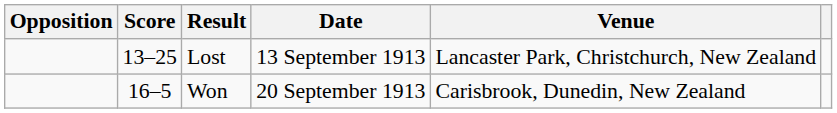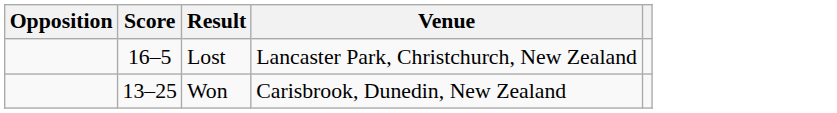- column: (341, 21)
(150, 56) 13–25 -> (150, 56) 16–5
(150, 90) 16–5 -> (150, 90) 13–25
